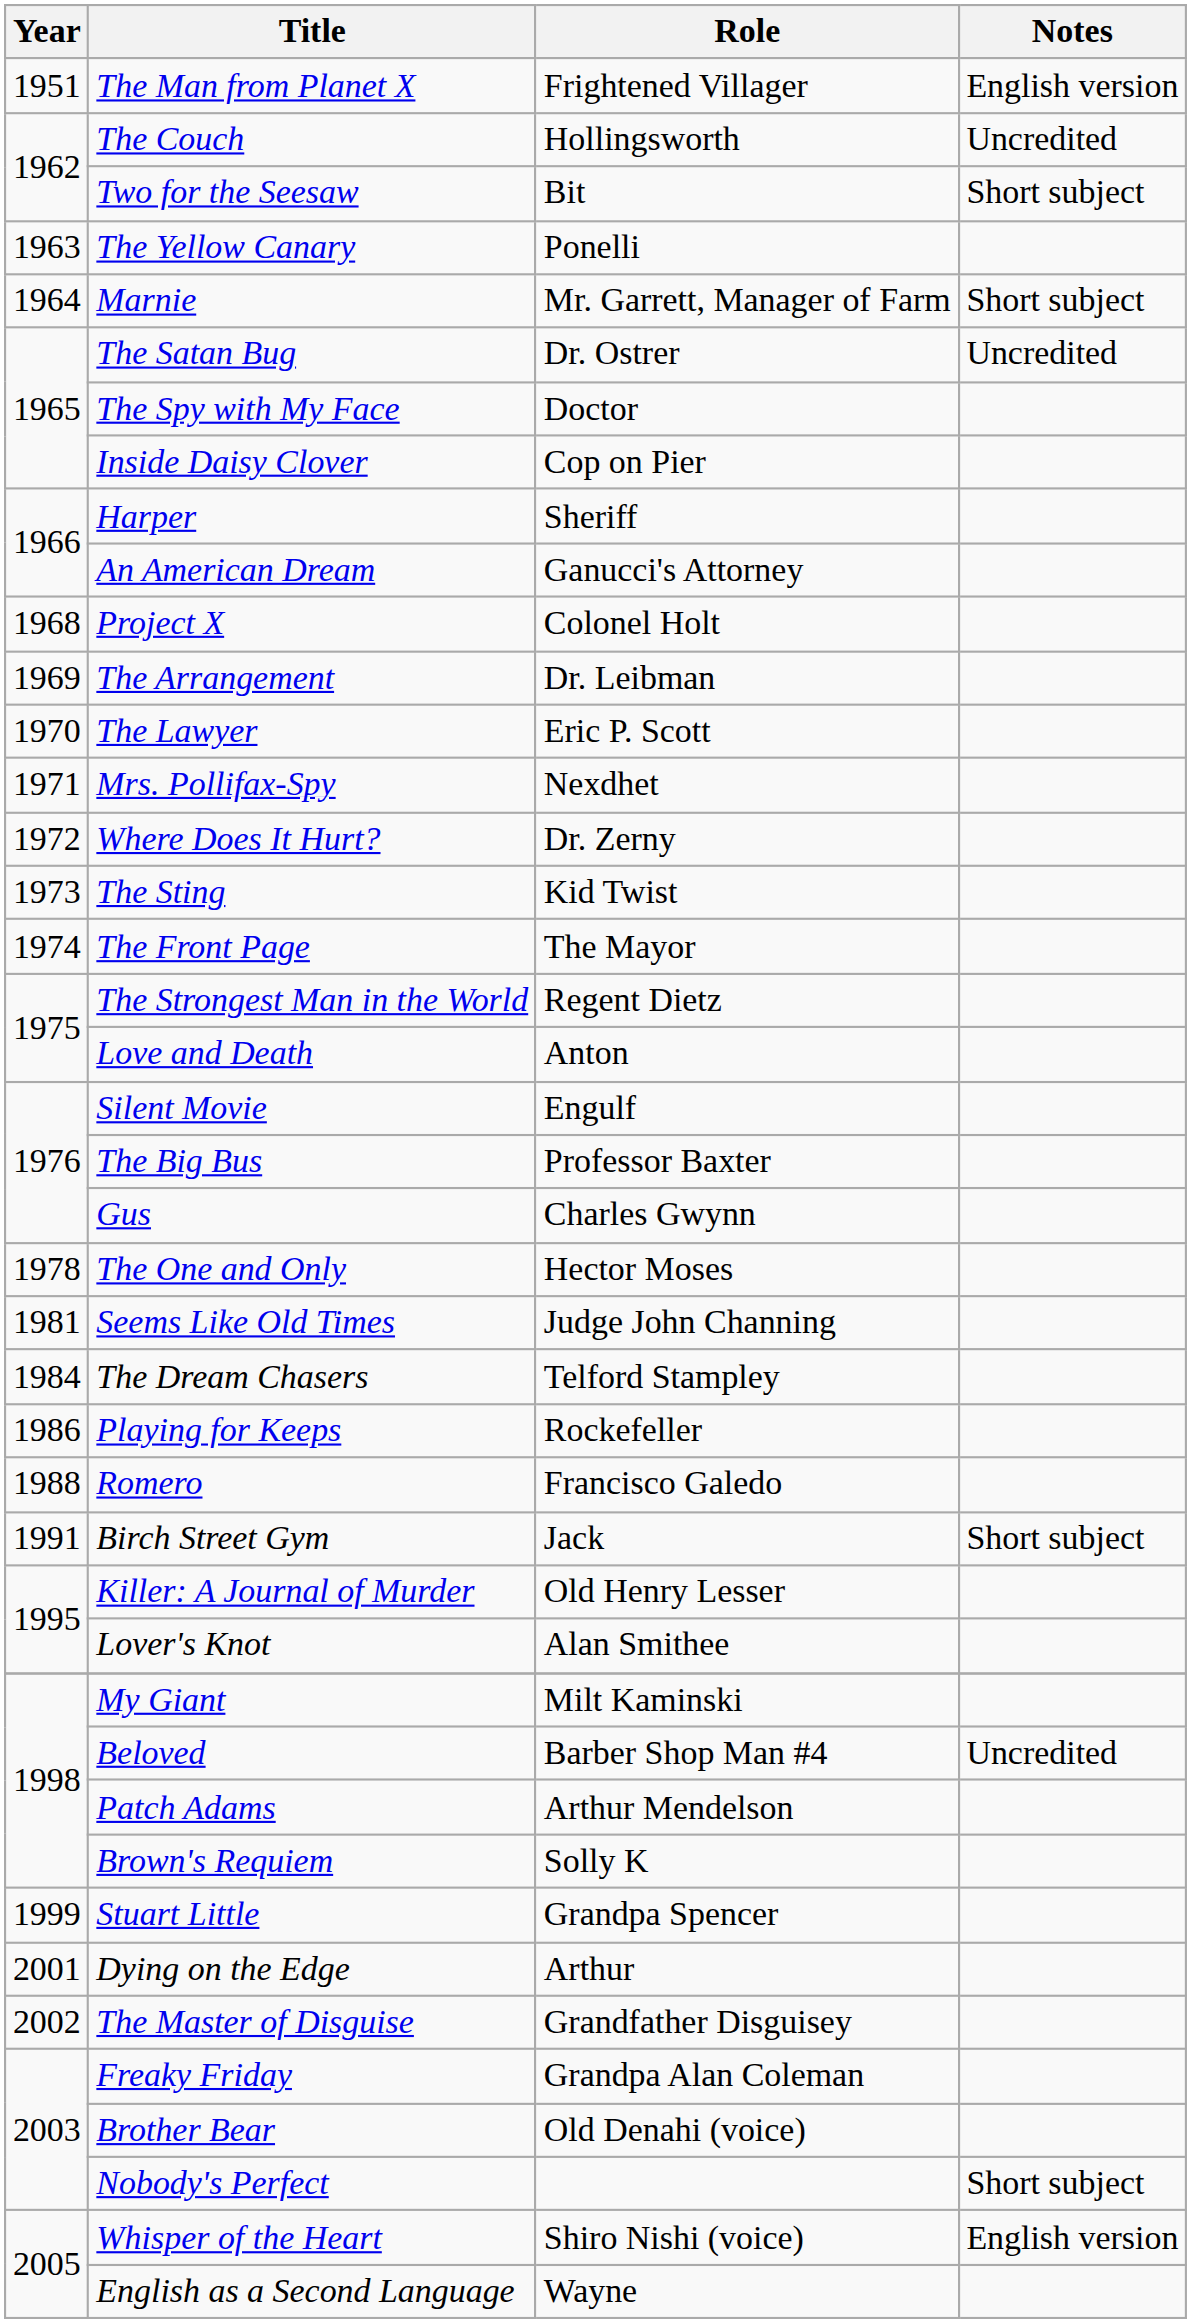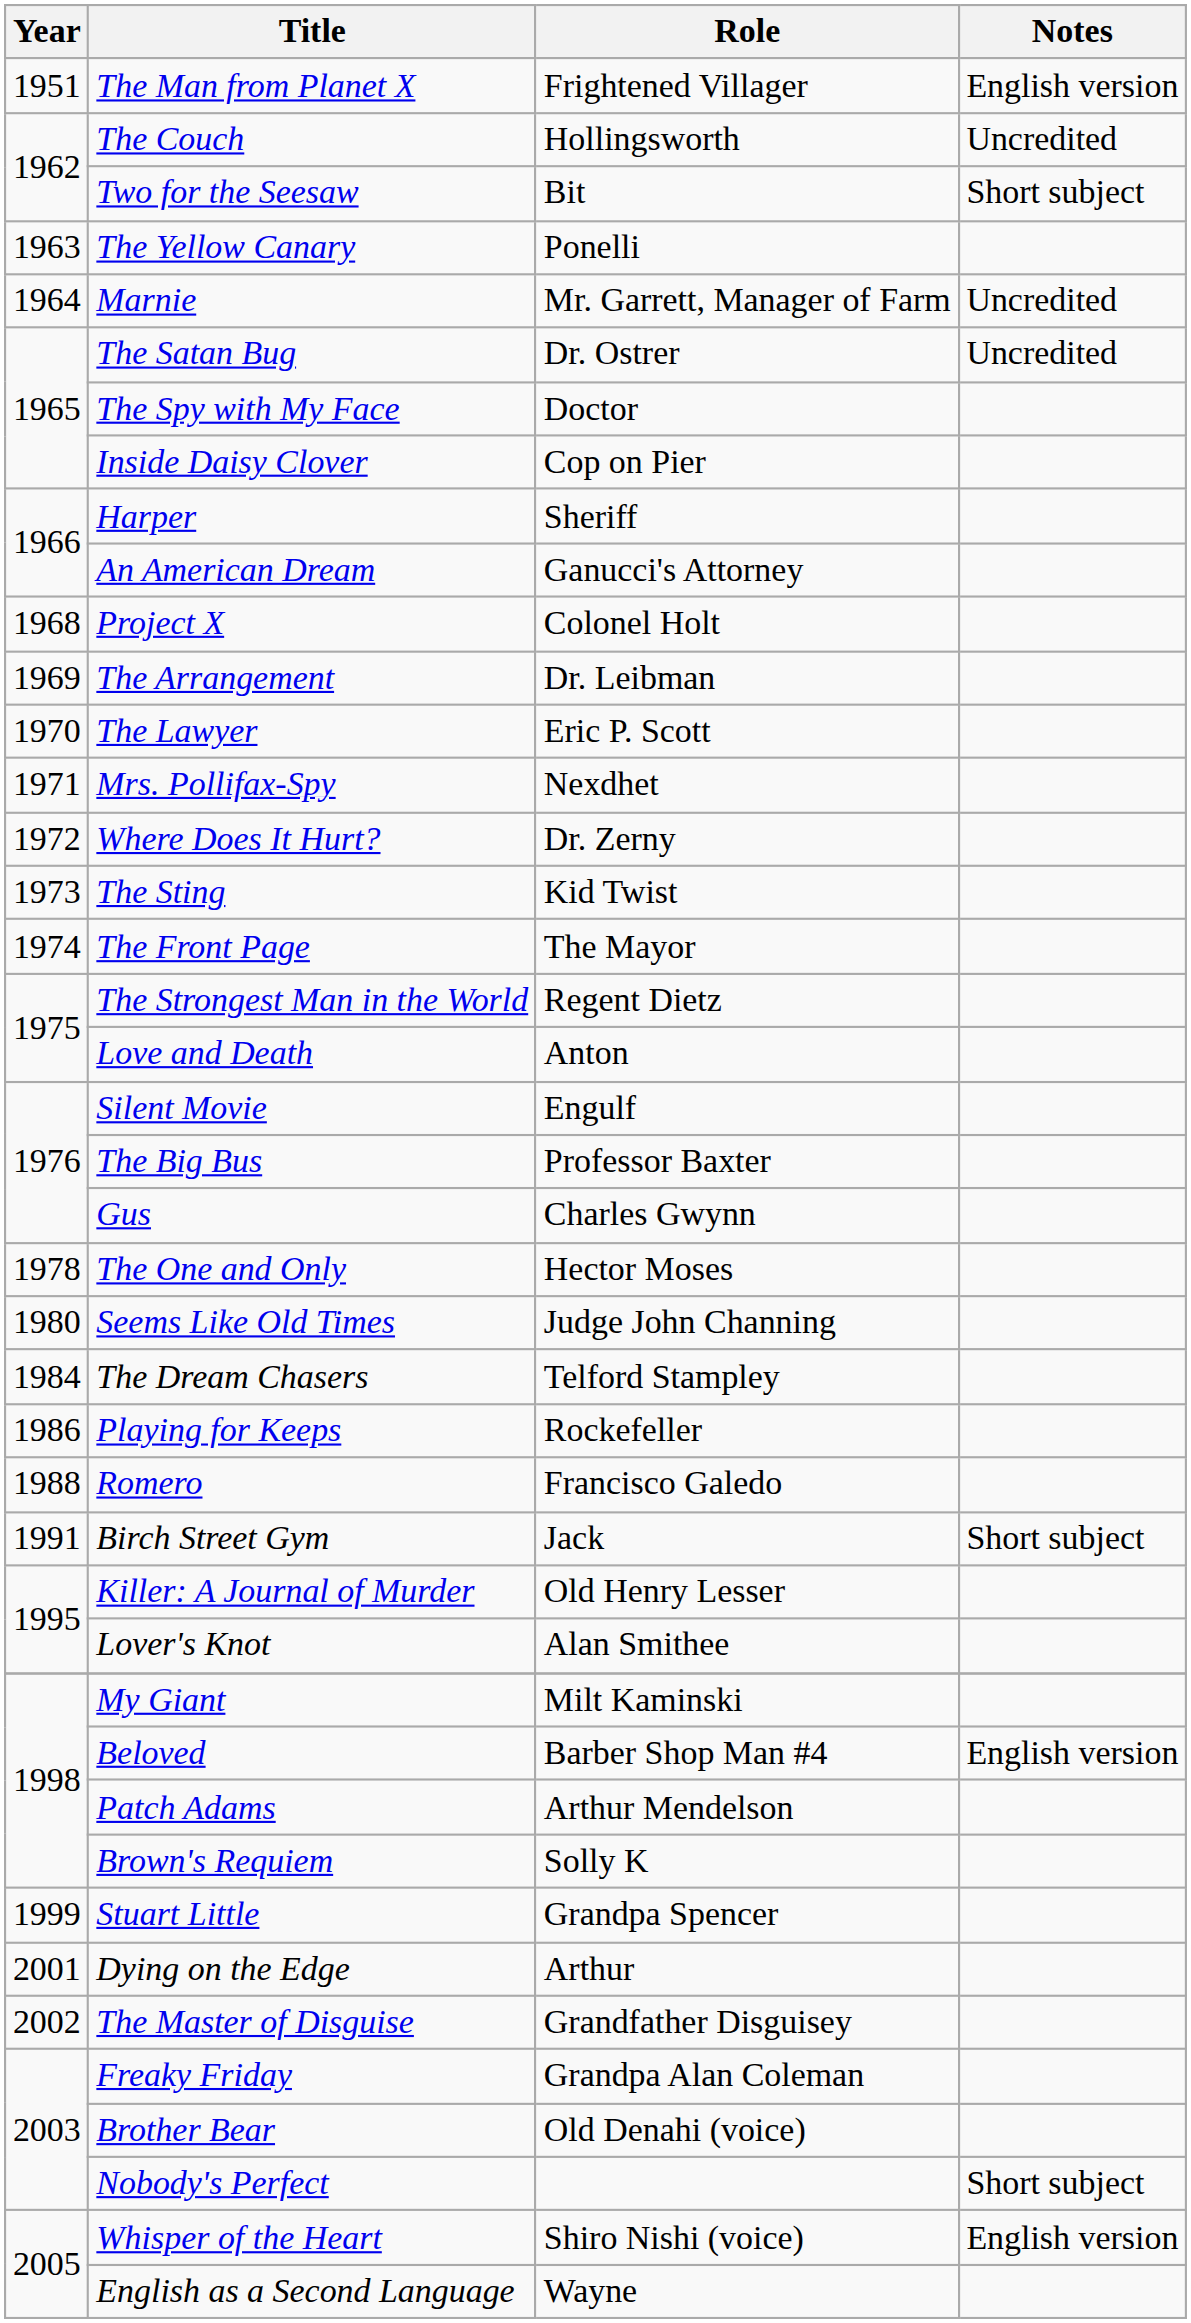(1055, 300) Short subject -> (1042, 300) Uncredited
(47, 1322) 1981 -> (47, 1322) 1980
(1042, 1752) Uncredited -> (1072, 1752) English version
